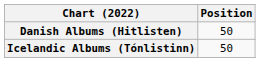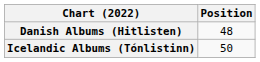(227, 31) 50 -> (227, 31) 48
